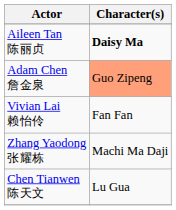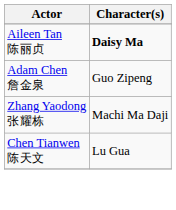(122, 78) lightsalmon background -> (122, 78) no background
- row: (34, 113)
